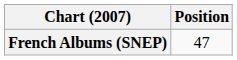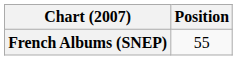(202, 42) 47 -> (202, 42) 55
